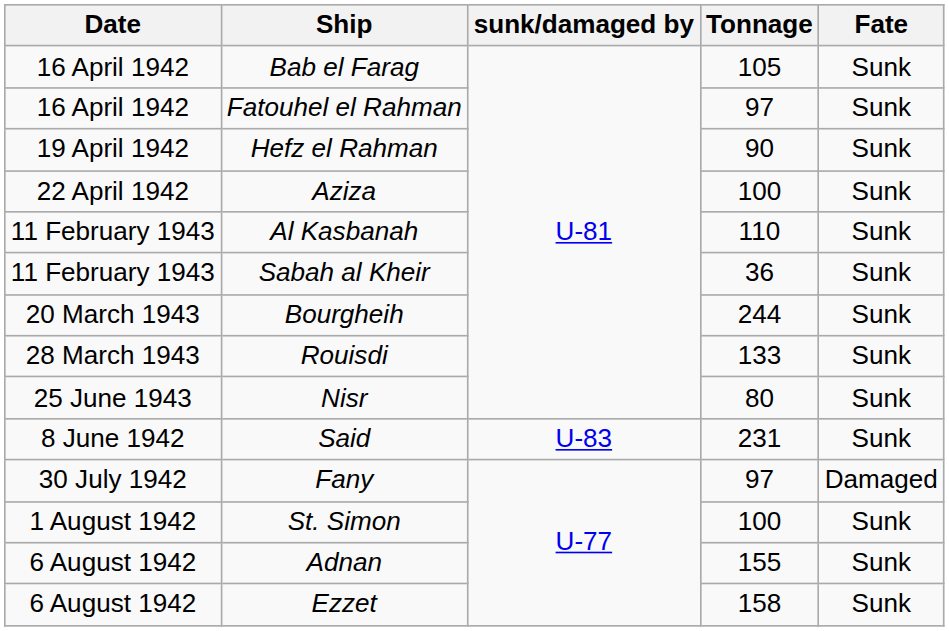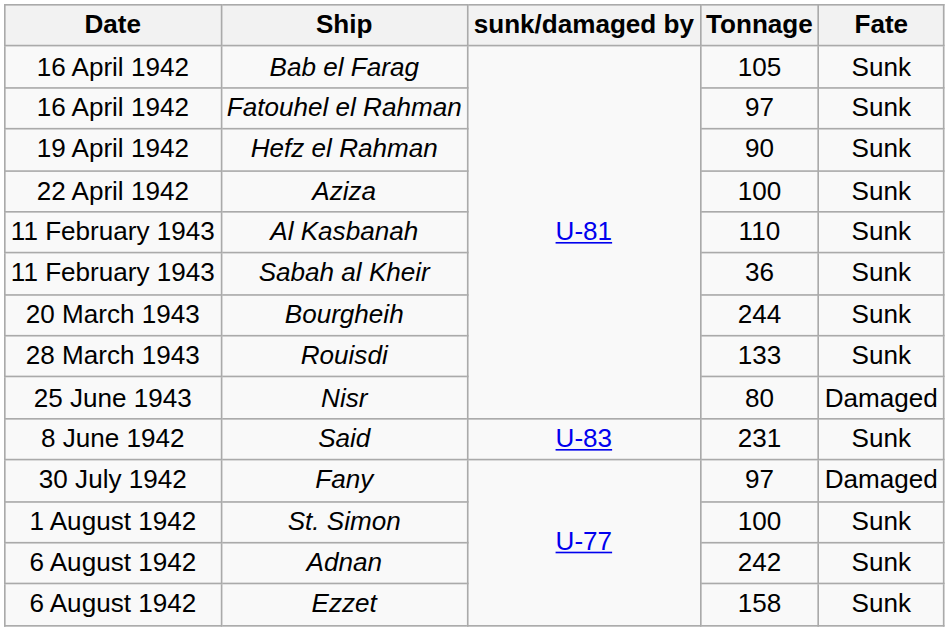(881, 397) Sunk -> (881, 397) Damaged
(759, 562) 155 -> (759, 562) 242
